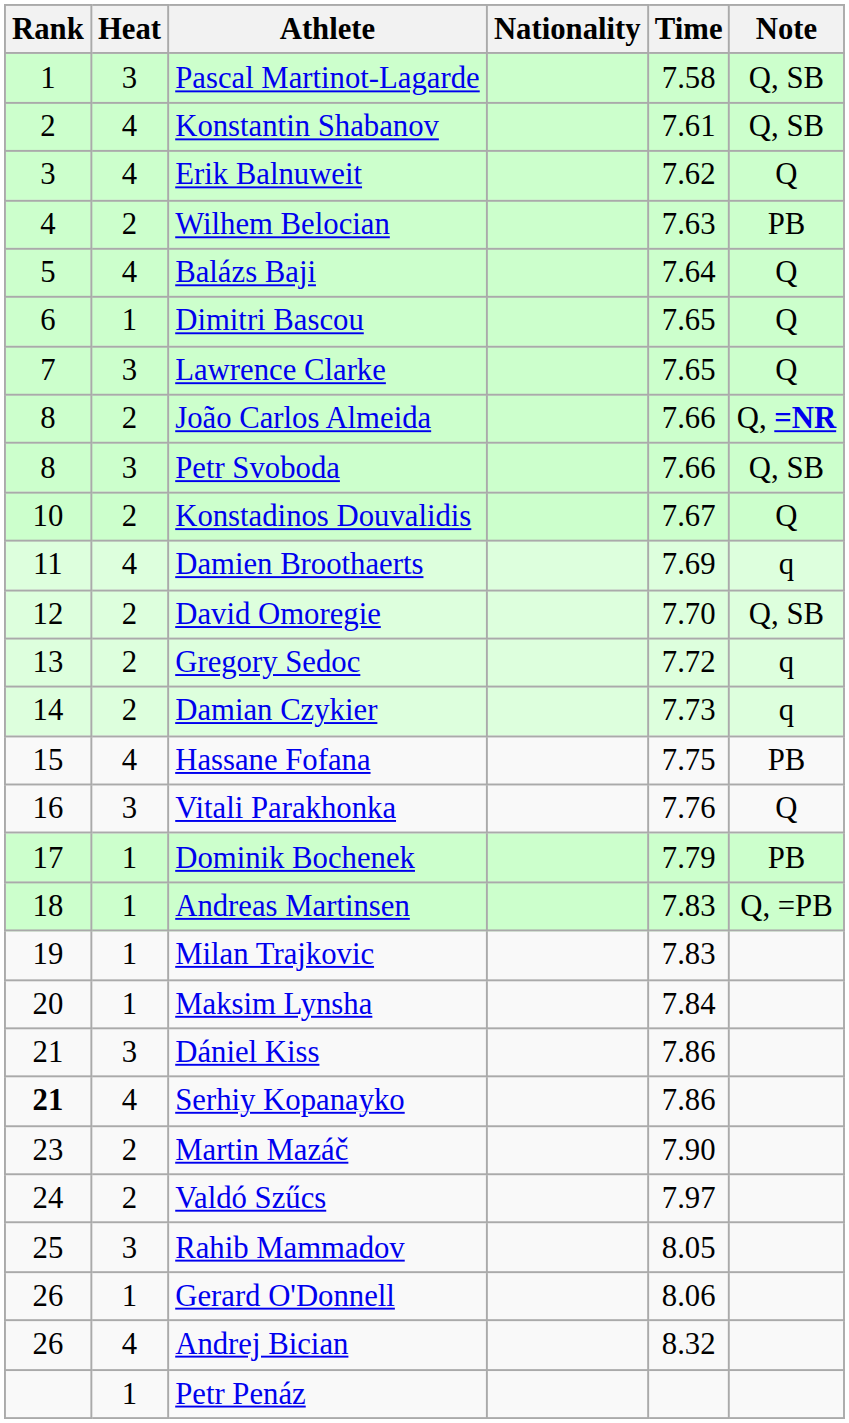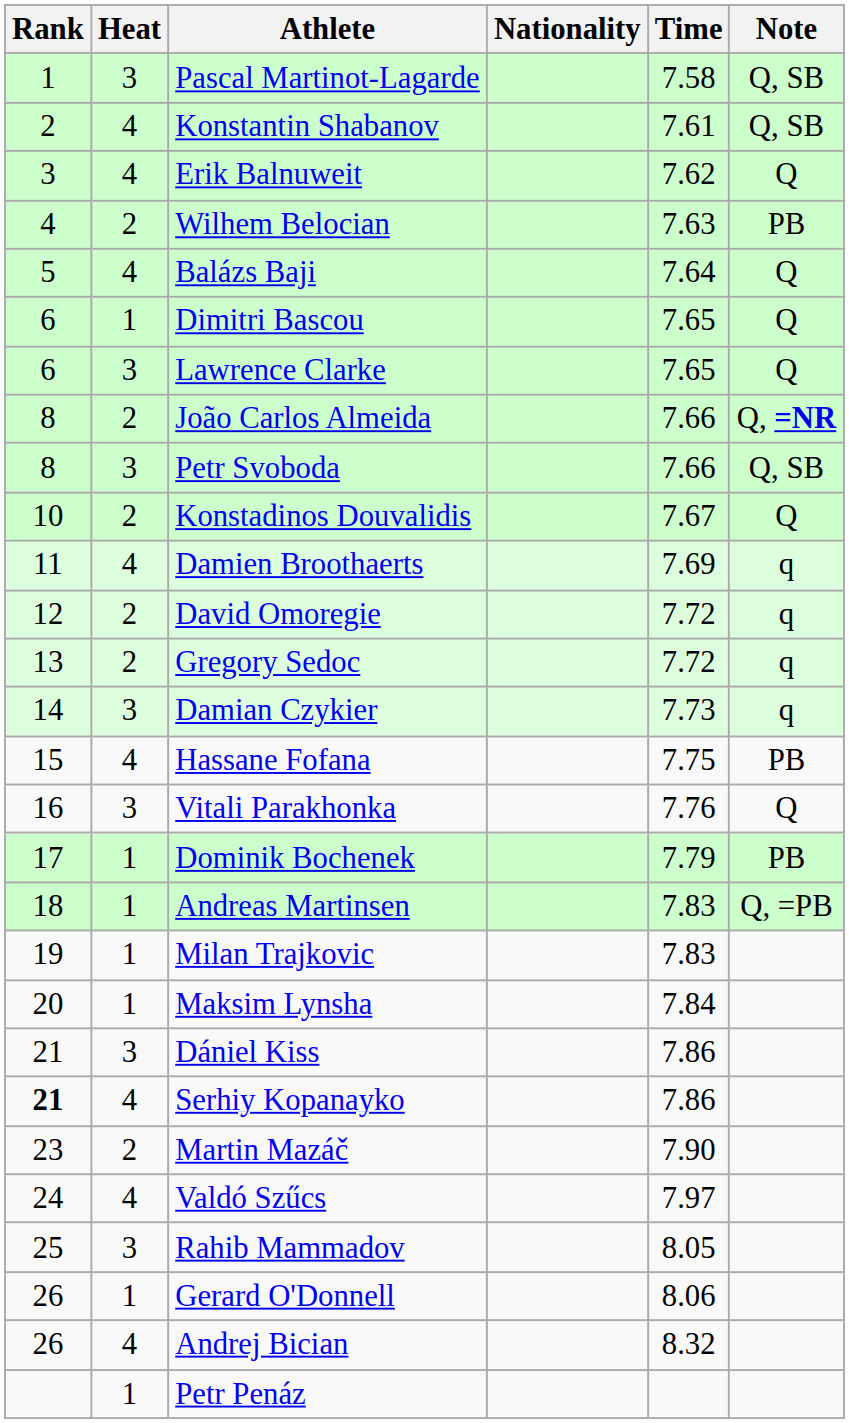(48, 369) 7 -> (48, 369) 6
(689, 613) 7.70 -> (689, 613) 7.72
(786, 613) Q, SB -> (786, 613) q
(129, 710) 2 -> (129, 710) 3
(129, 1198) 2 -> (129, 1198) 4
